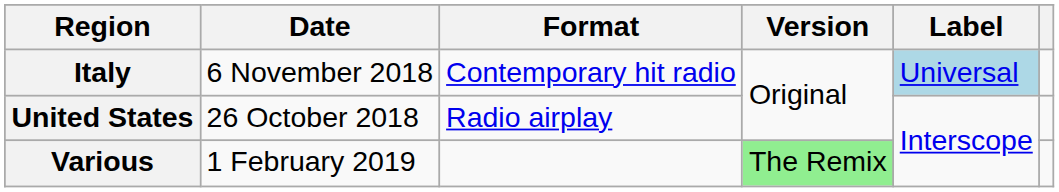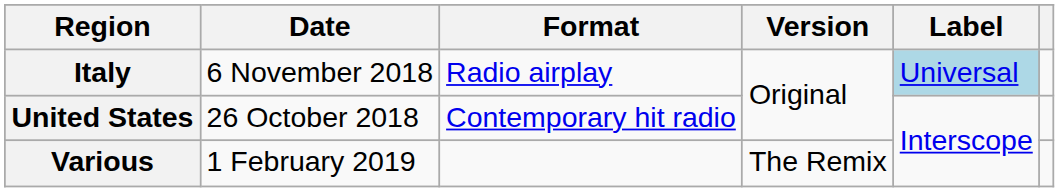(591, 72) Contemporary hit radio -> (529, 72) Radio airplay
(529, 117) Radio airplay -> (591, 117) Contemporary hit radio
(818, 162) lightgreen background -> (818, 162) no background
